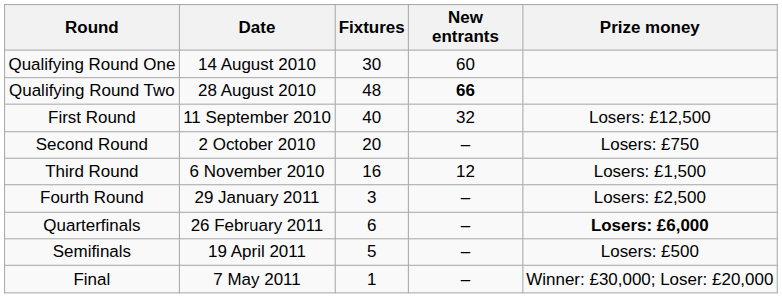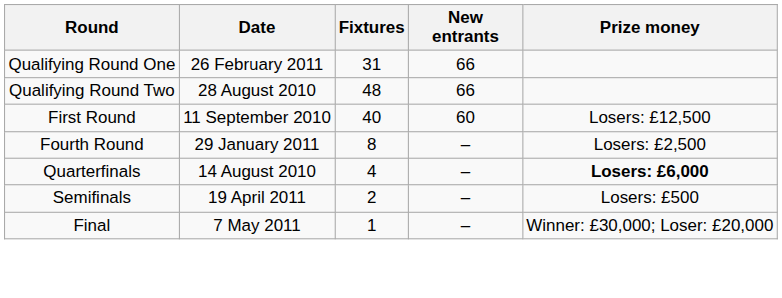(257, 63) 14 August 2010 -> (257, 63) 26 February 2011
(372, 63) 30 -> (372, 63) 31
(465, 63) 60 -> (465, 63) 66
(465, 90) bold -> (465, 90) normal
(465, 117) 32 -> (465, 117) 60
- row: (92, 144)
- row: (92, 171)
(372, 198) 3 -> (372, 144) 8
(257, 225) 26 February 2011 -> (257, 171) 14 August 2010
(372, 225) 6 -> (372, 171) 4
(372, 252) 5 -> (372, 198) 2
